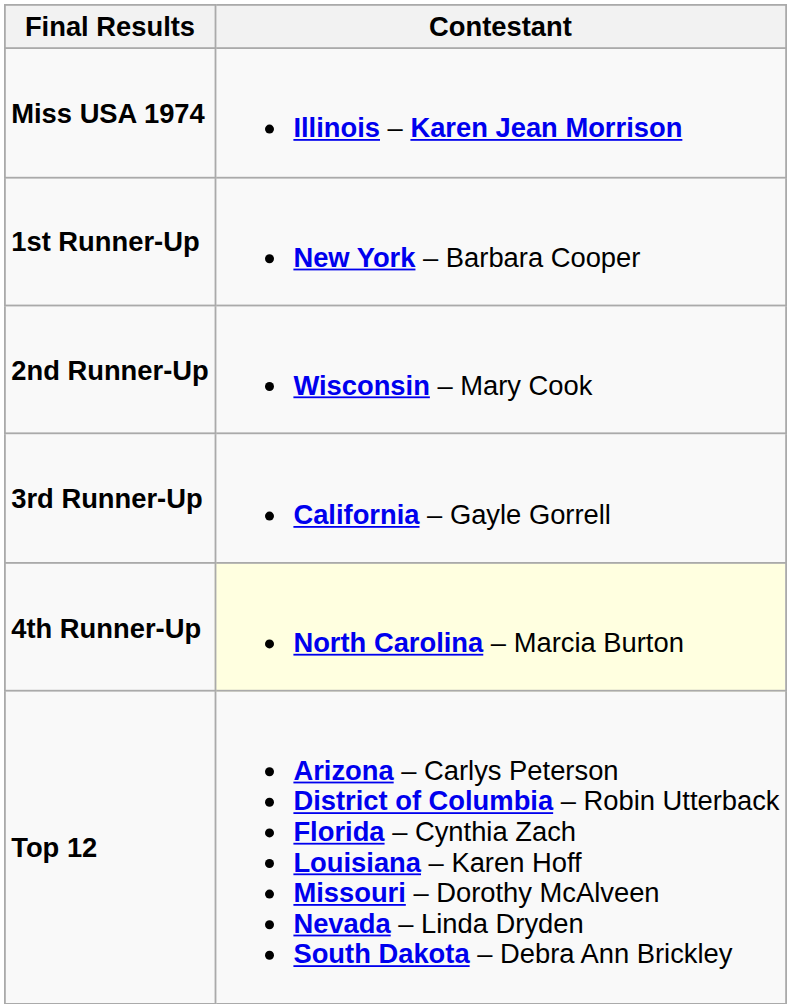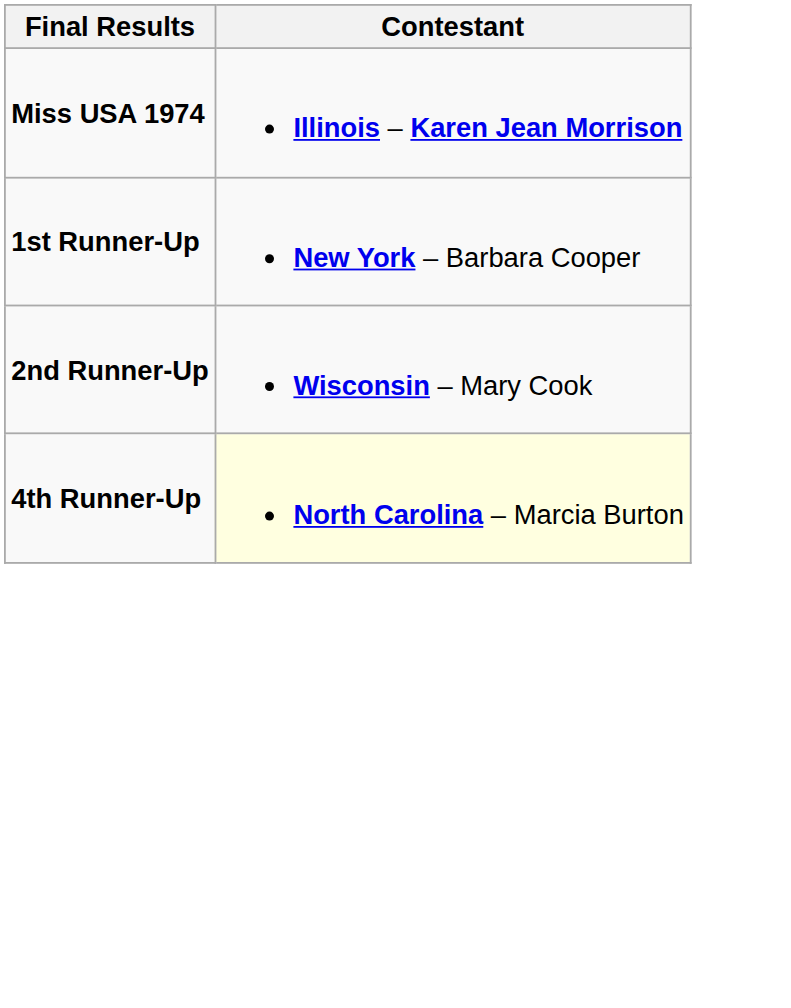- row: (107, 498)
- row: (54, 847)
